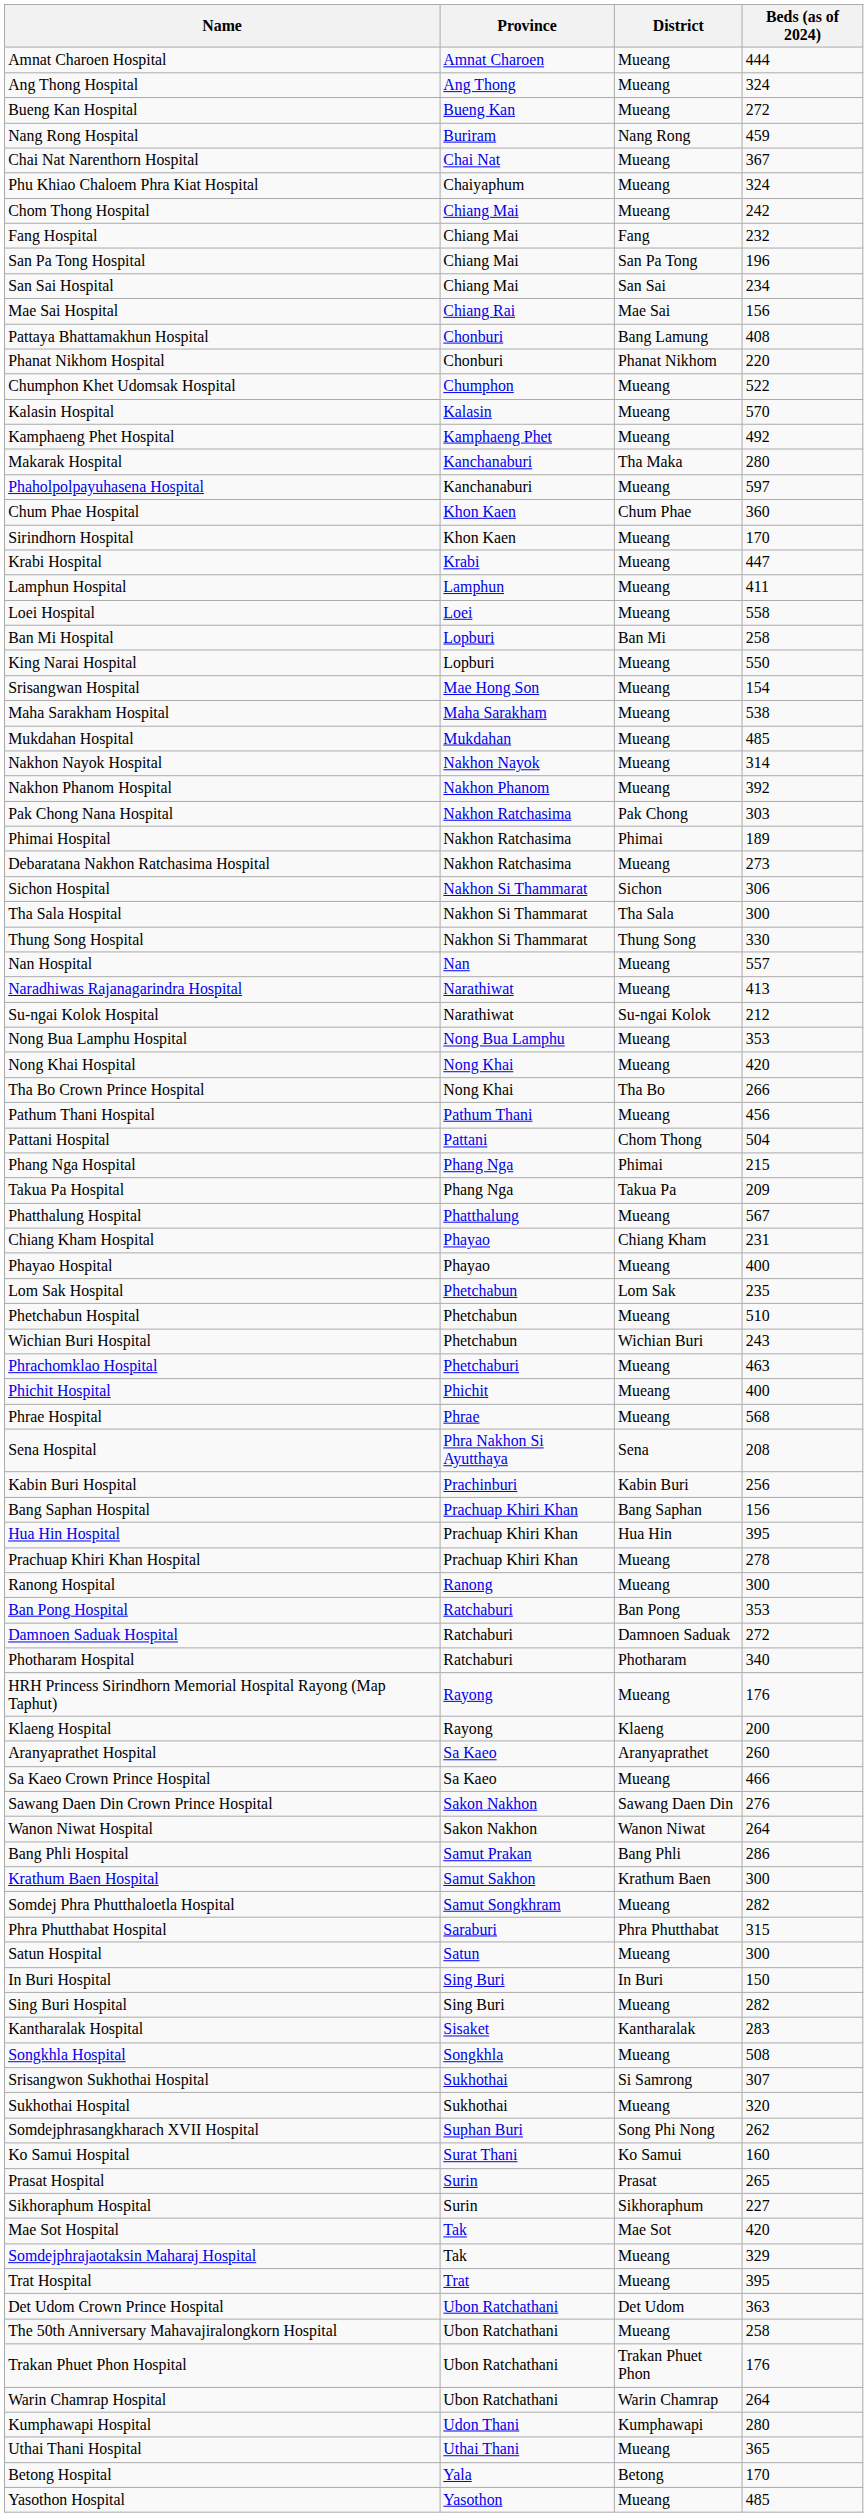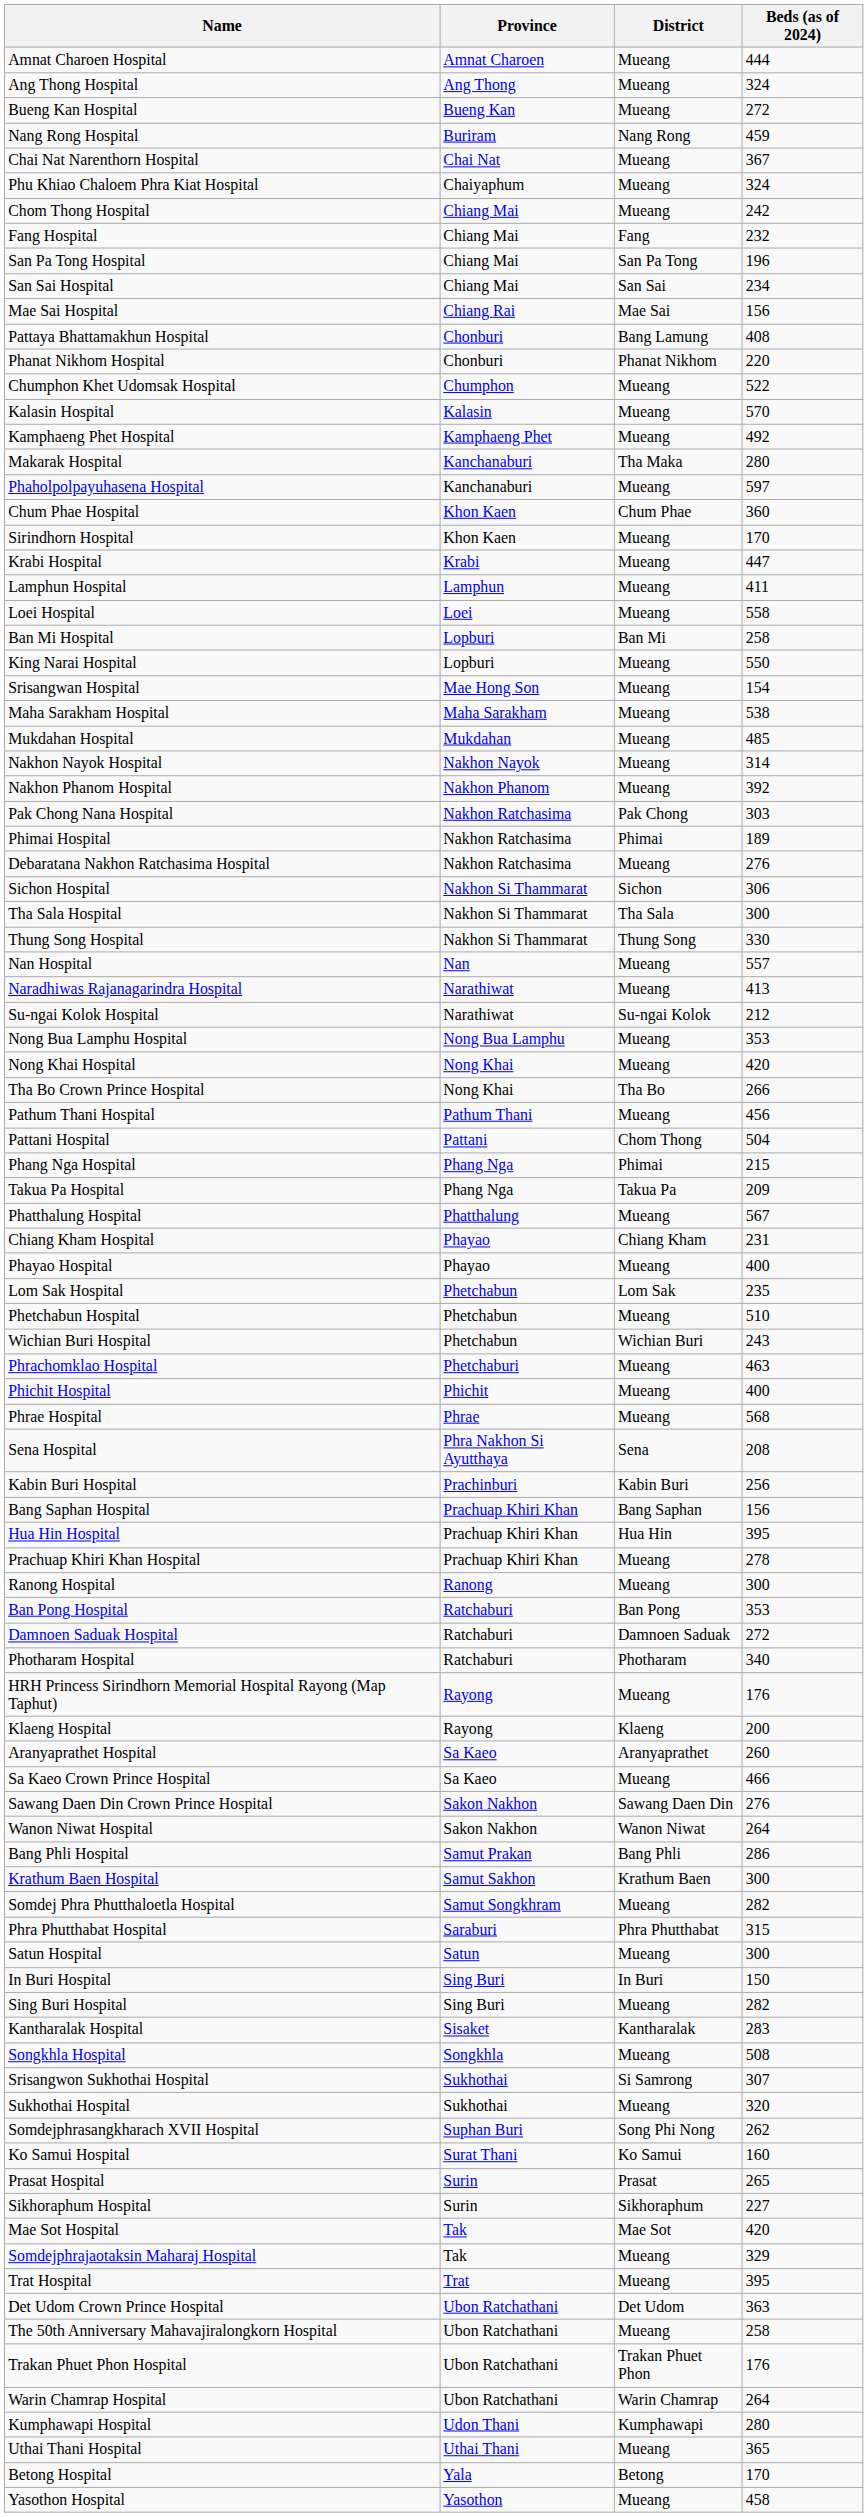(758, 863) 273 -> (758, 863) 276
(758, 2499) 485 -> (758, 2499) 458
